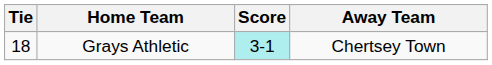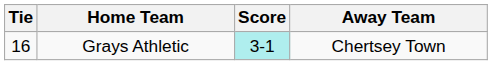(21, 45) 18 -> (21, 45) 16
